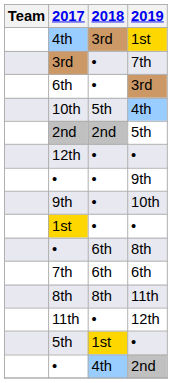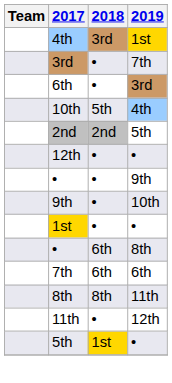- row: (55, 366)
